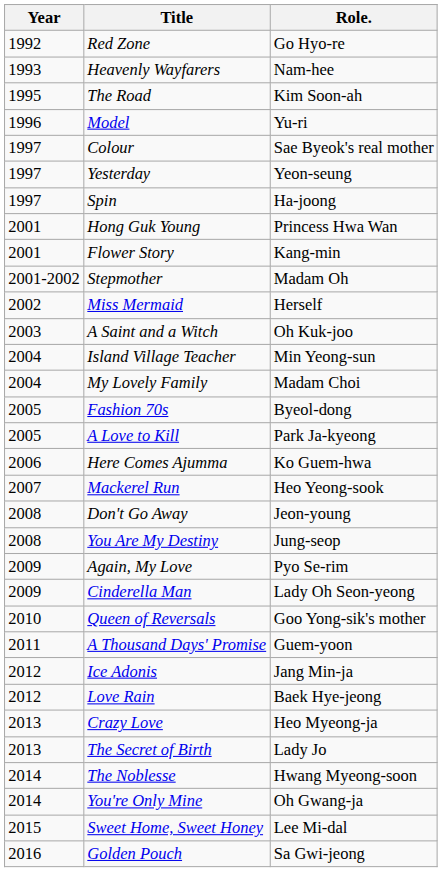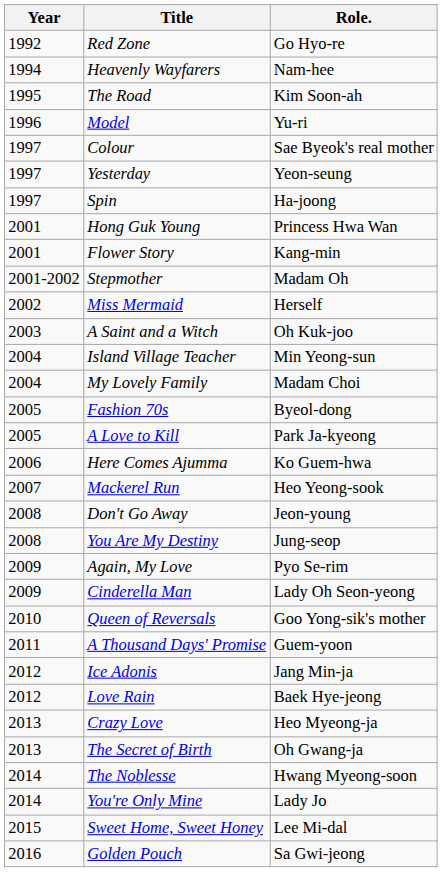(25, 69) 1993 -> (25, 69) 1994
(300, 749) Lady Jo -> (318, 749) Oh Gwang-ja
(318, 801) Oh Gwang-ja -> (300, 801) Lady Jo
